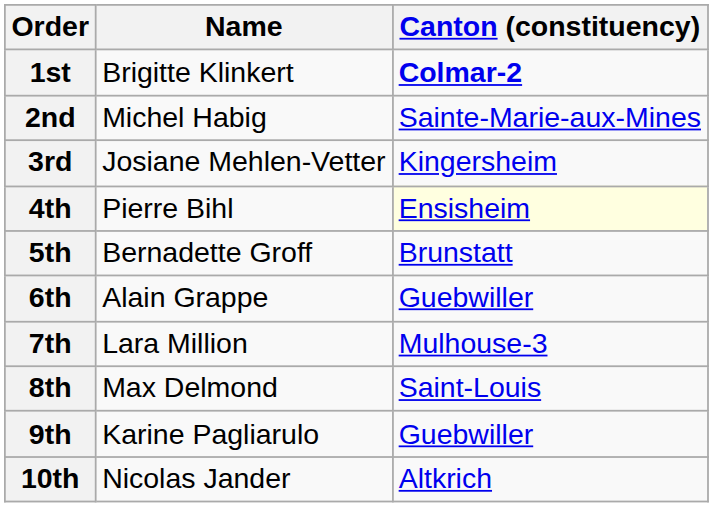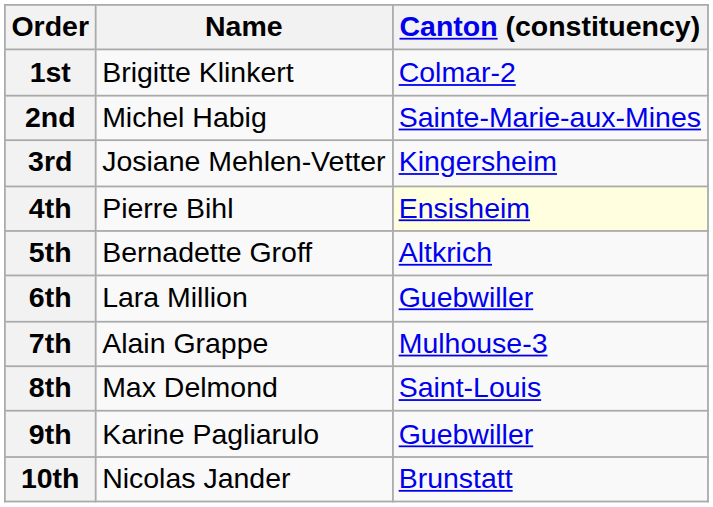(460, 72) bold -> (457, 72) normal
(456, 252) Brunstatt -> (445, 252) Altkrich
(185, 298) Alain Grappe -> (175, 298) Lara Million
(175, 343) Lara Million -> (185, 343) Alain Grappe
(445, 478) Altkrich -> (456, 478) Brunstatt
